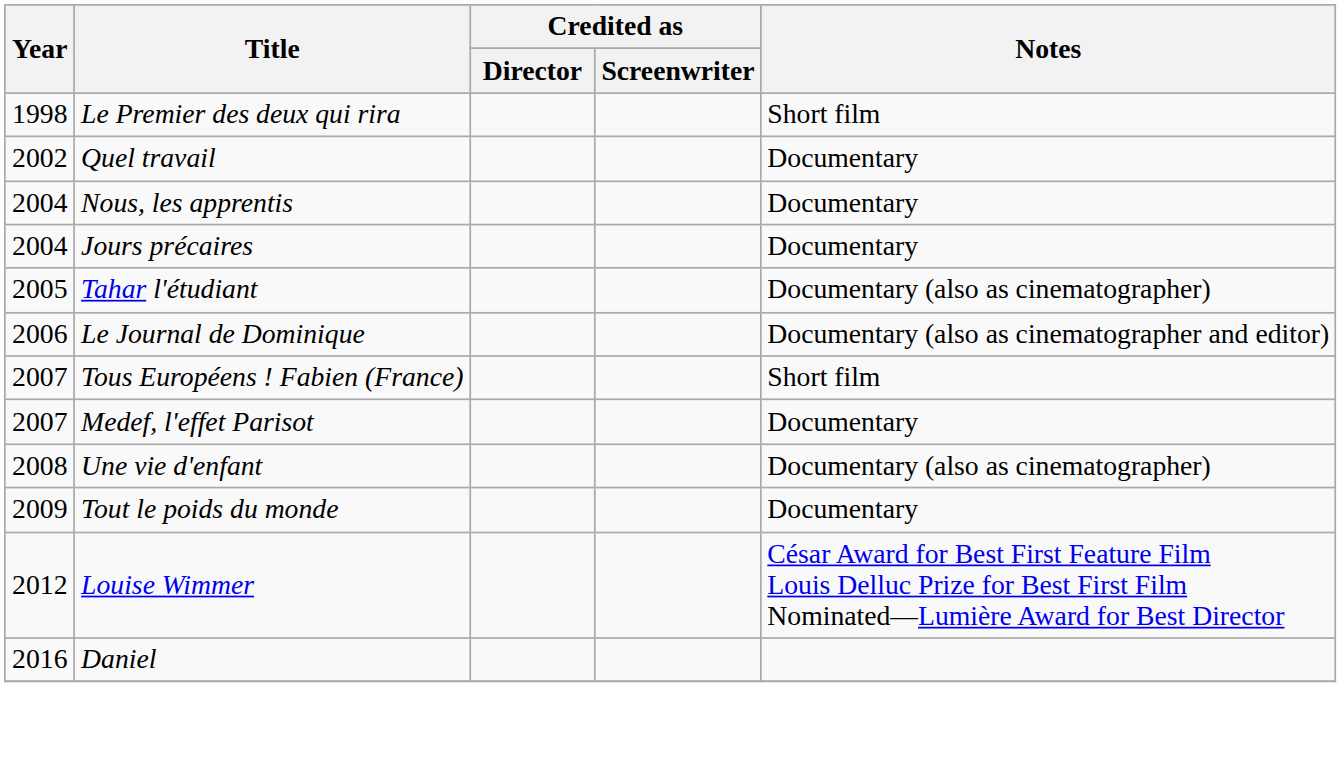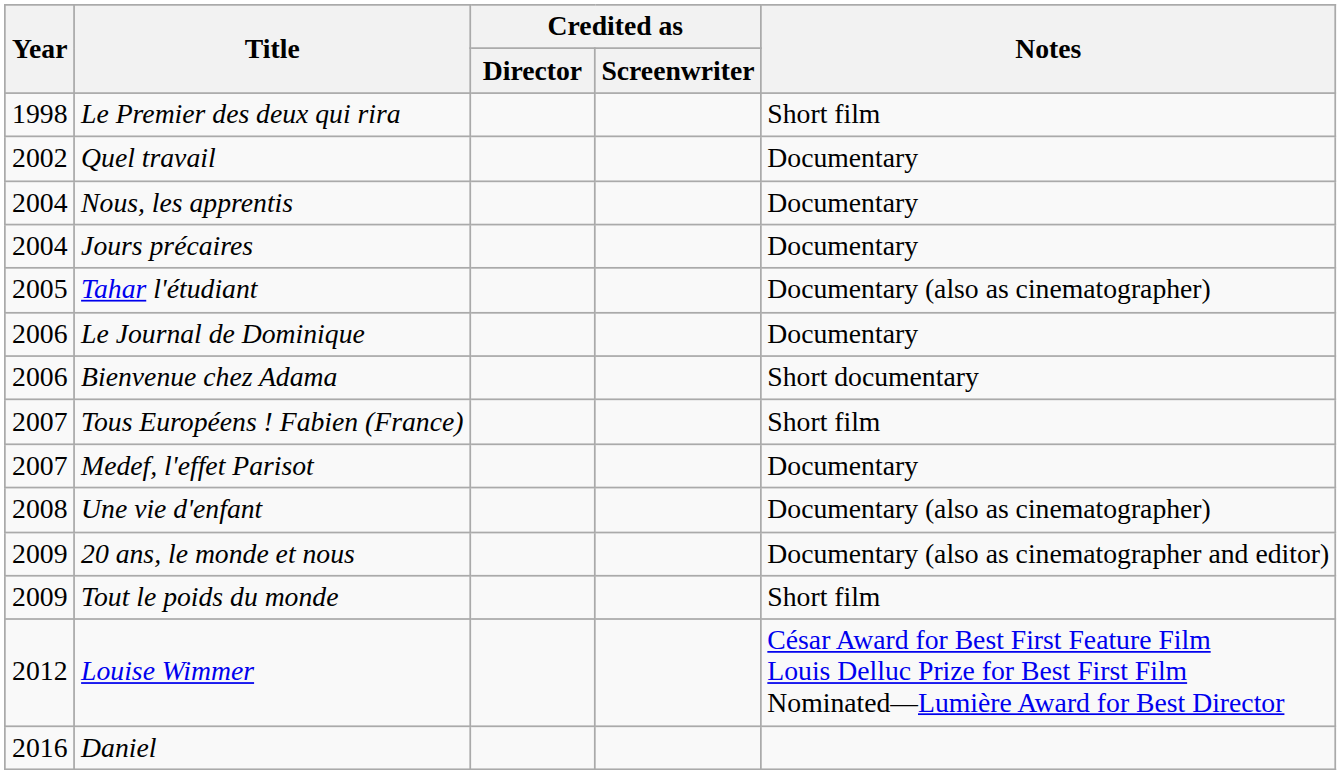(1048, 333) Documentary (also as cinematographer and editor) -> (843, 333) Documentary
+ row: (209, 377)
+ row: (218, 553)
(843, 509) Documentary -> (824, 597) Short film
